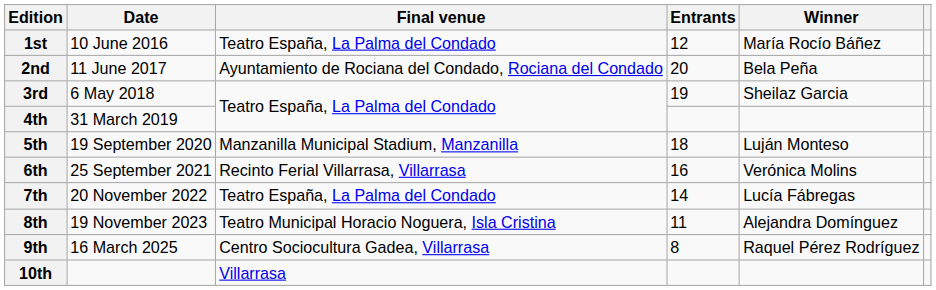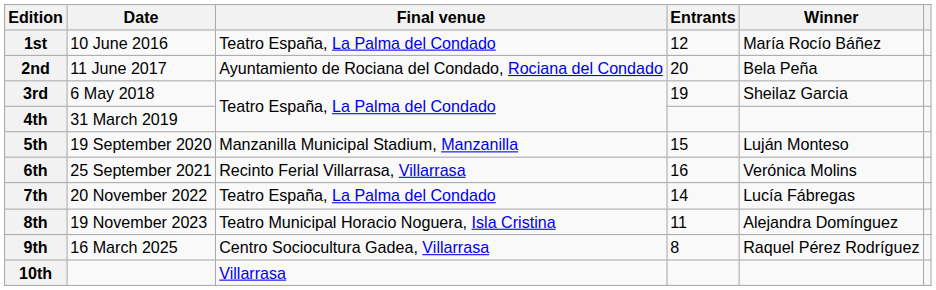(679, 145) 18 -> (679, 145) 15
